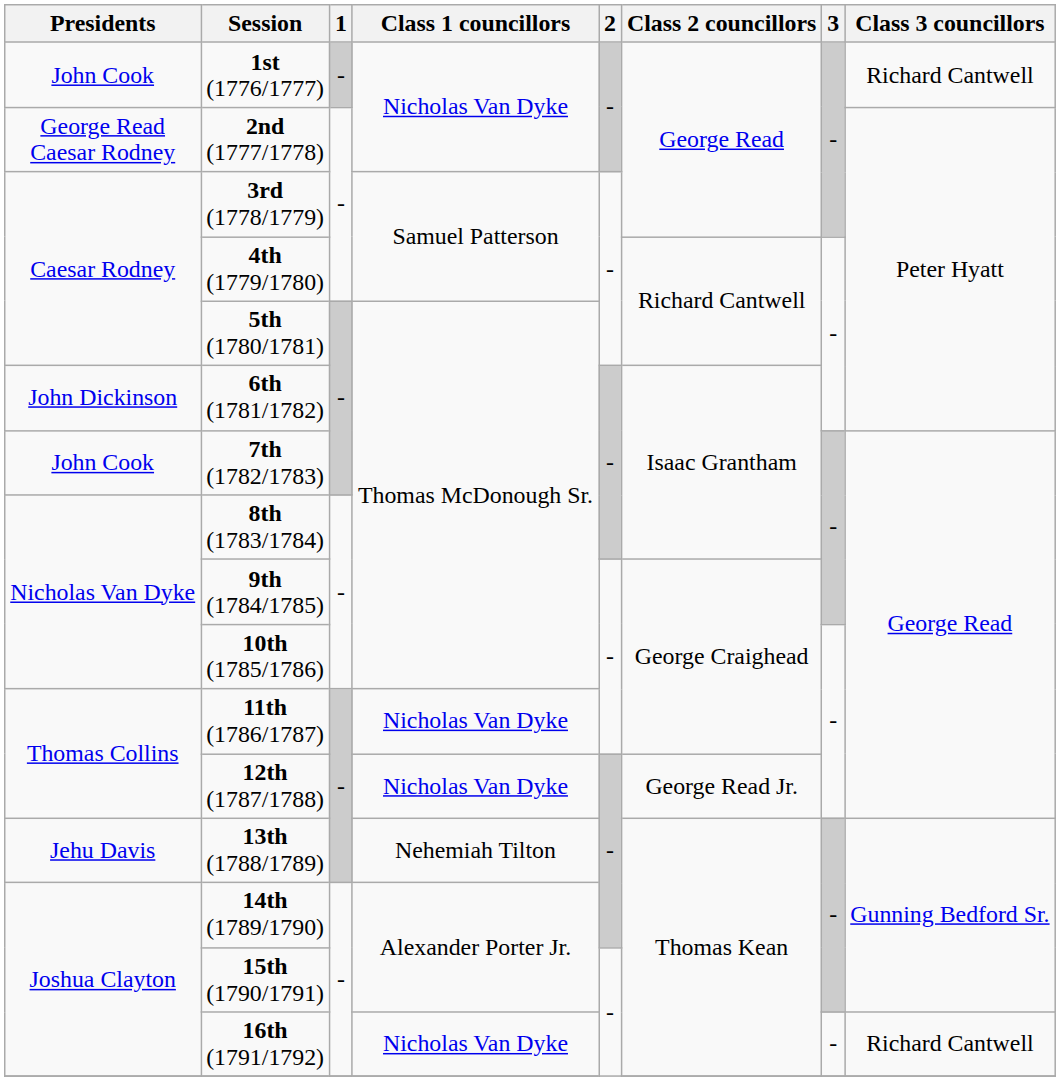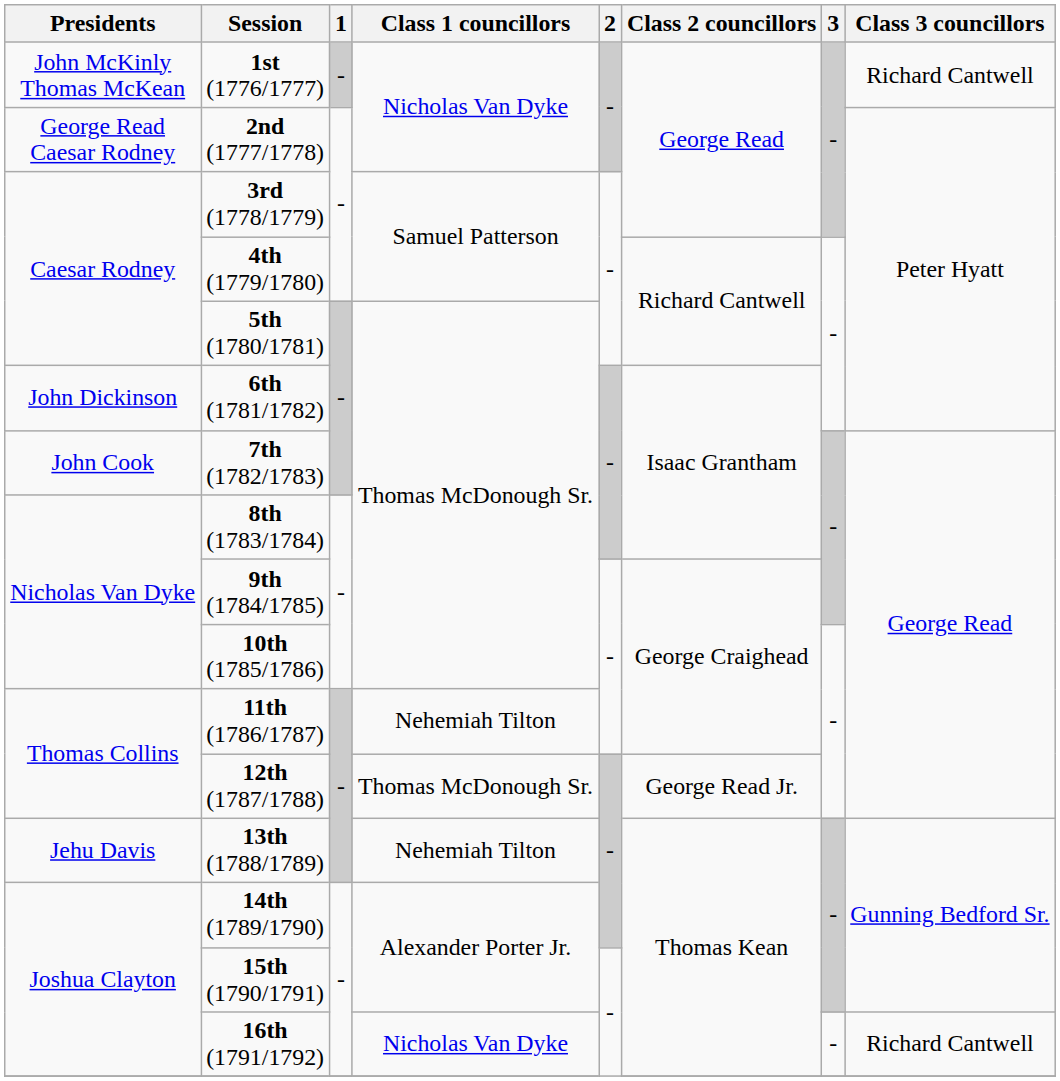(103, 74) John Cook -> (103, 74) John McKinly Thomas McKean
(475, 720) Nicholas Van Dyke -> (475, 720) Nehemiah Tilton
(475, 785) Nicholas Van Dyke -> (475, 785) Thomas McDonough Sr.
